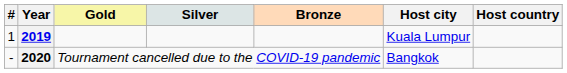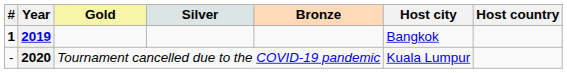(11, 36) normal -> (11, 36) bold
(428, 36) Kuala Lumpur -> (413, 36) Bangkok
(413, 57) Bangkok -> (428, 57) Kuala Lumpur
